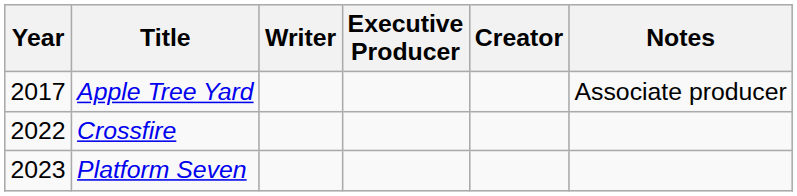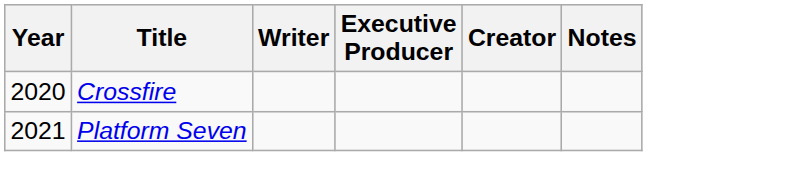- row: (165, 91)
(38, 130) 2022 -> (38, 91) 2020
(38, 170) 2023 -> (38, 130) 2021
